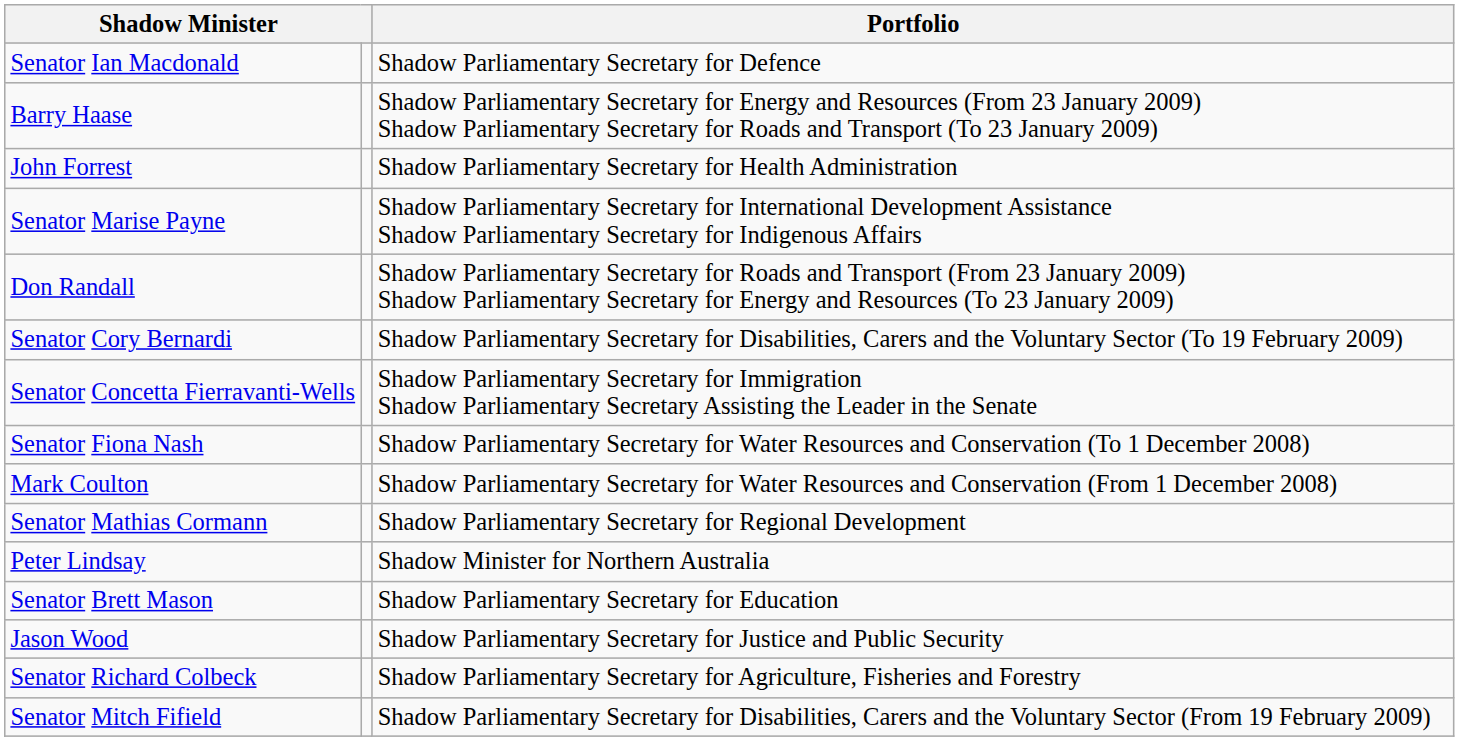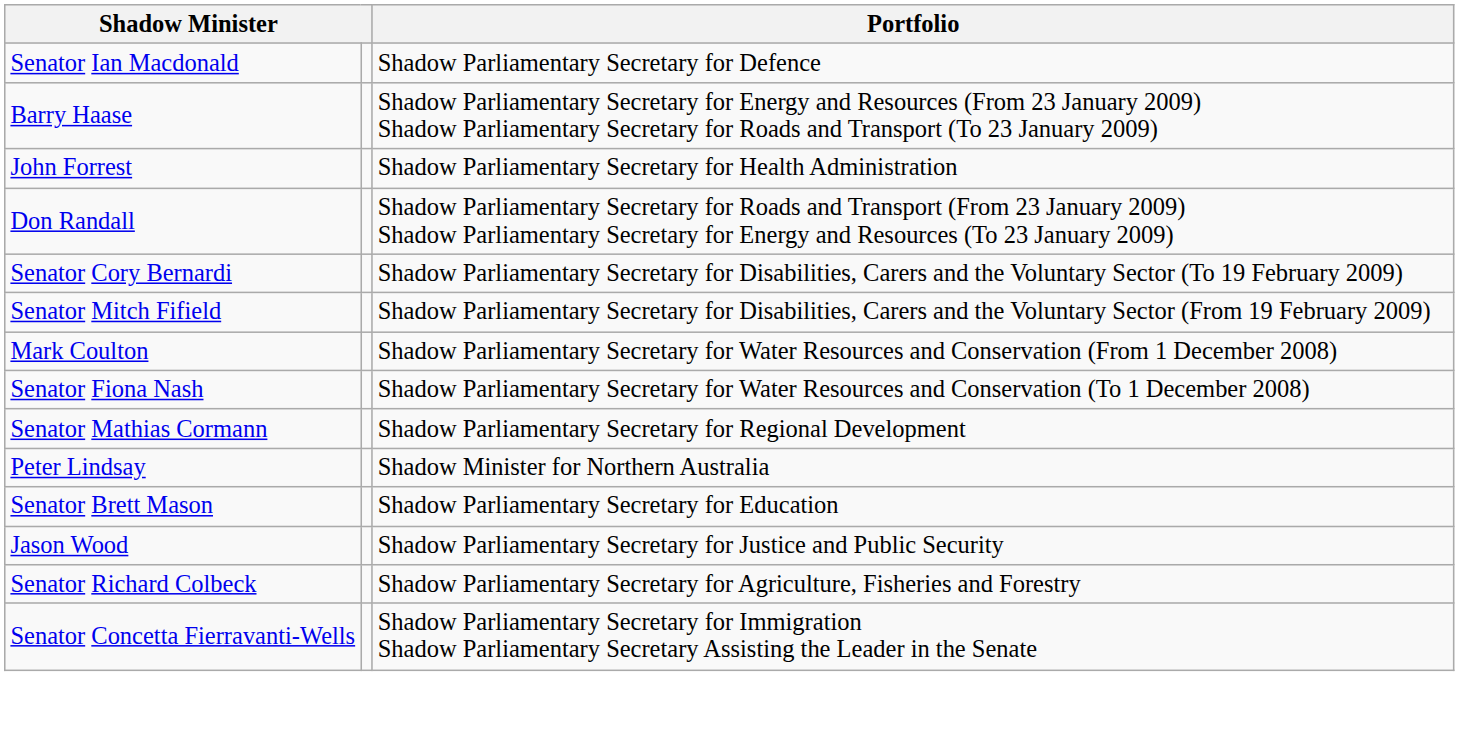- row: (118, 220)
rows swapped: (116, 716) <-> (183, 392)
rows swapped: (107, 444) <-> (79, 483)
